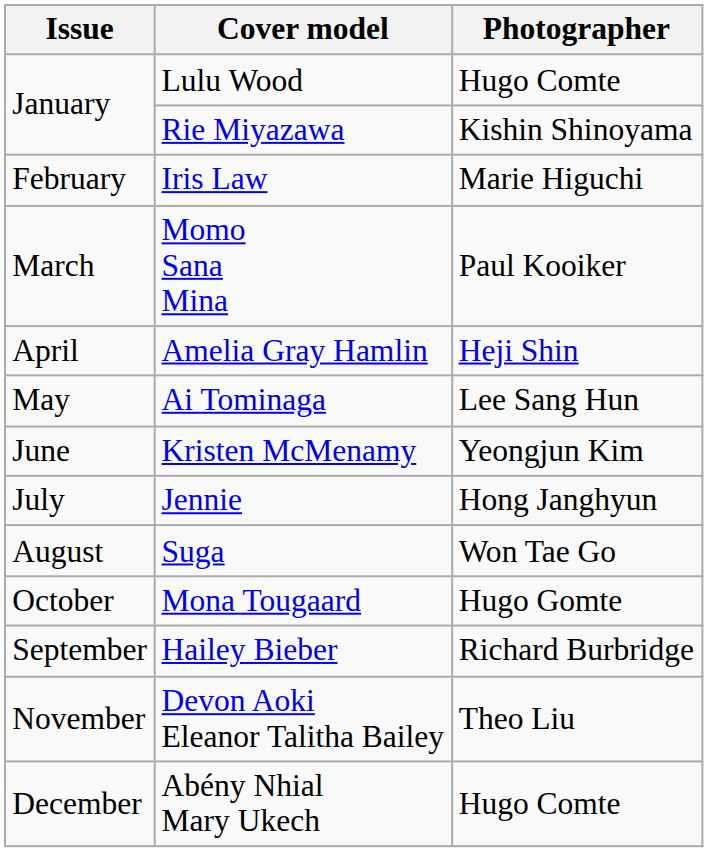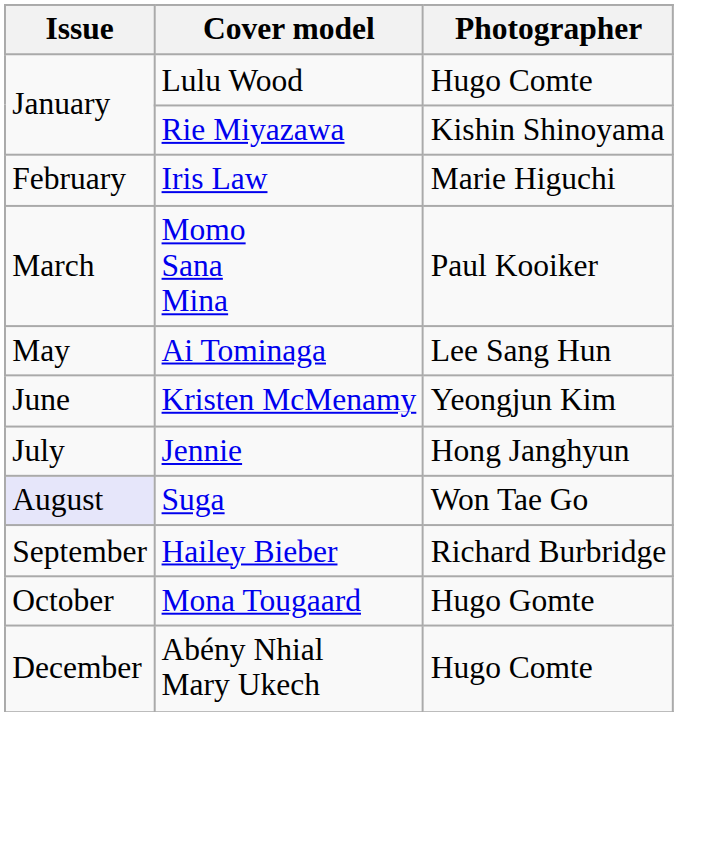- row: (295, 350)
(58, 550) no background -> (58, 500) lavender background
rows swapped: (250, 650) <-> (261, 600)
- row: (303, 718)
